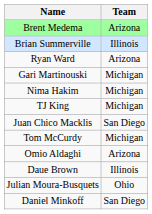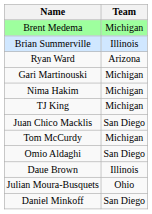(124, 28) Arizona -> (124, 28) Michigan
(124, 153) Arizona -> (124, 153) San Diego
